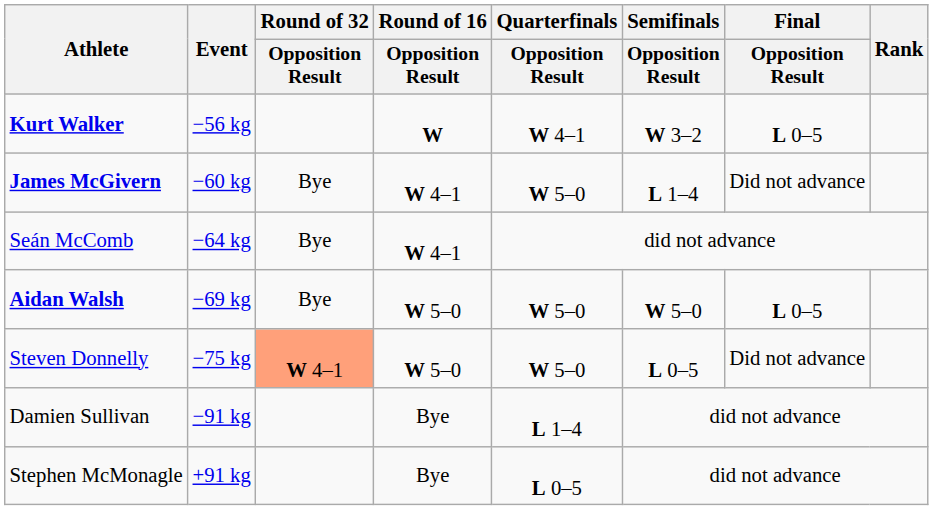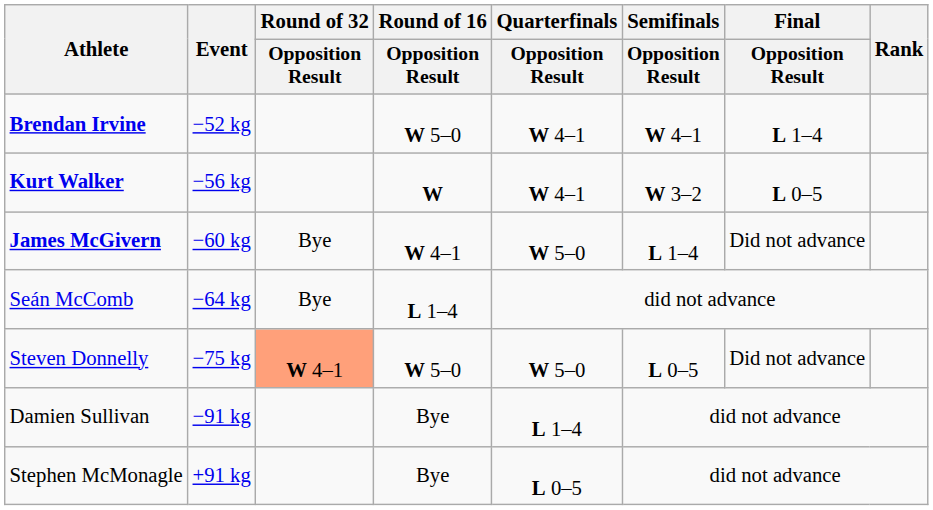+ row: (78, 123)
(433, 253) W 4–1 -> (433, 312) L 1–4
- row: (67, 299)
